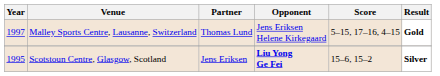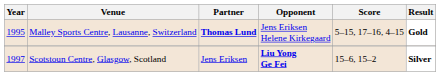(16, 33) 1997 -> (16, 33) 1995
(227, 33) normal -> (229, 33) bold
(16, 59) 1995 -> (16, 59) 1997
